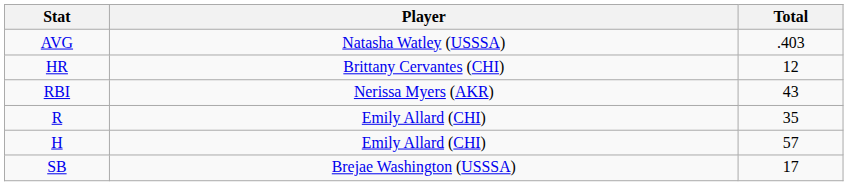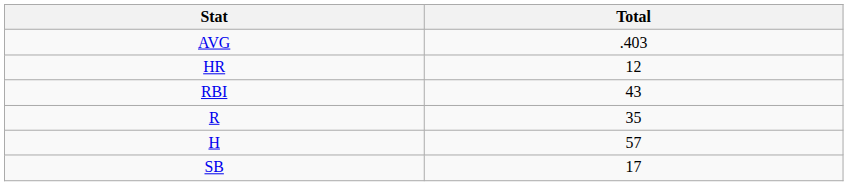- column: (424, 17)
